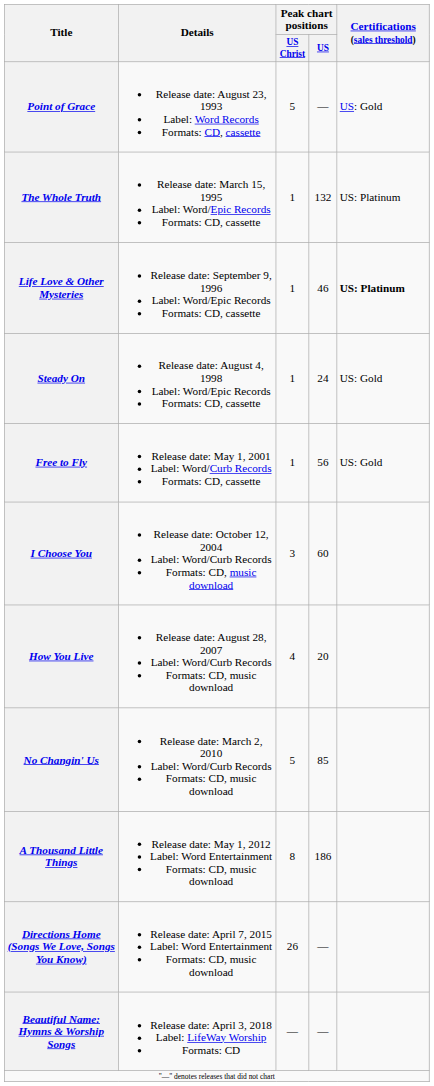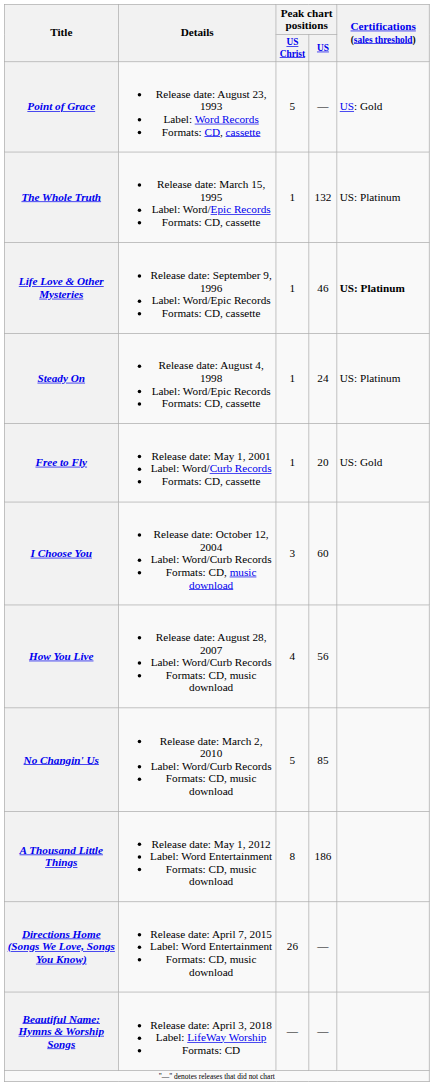(361, 378) US: Gold -> (370, 378) US: Platinum
(323, 462) 56 -> (323, 462) 20
(323, 656) 20 -> (323, 656) 56
